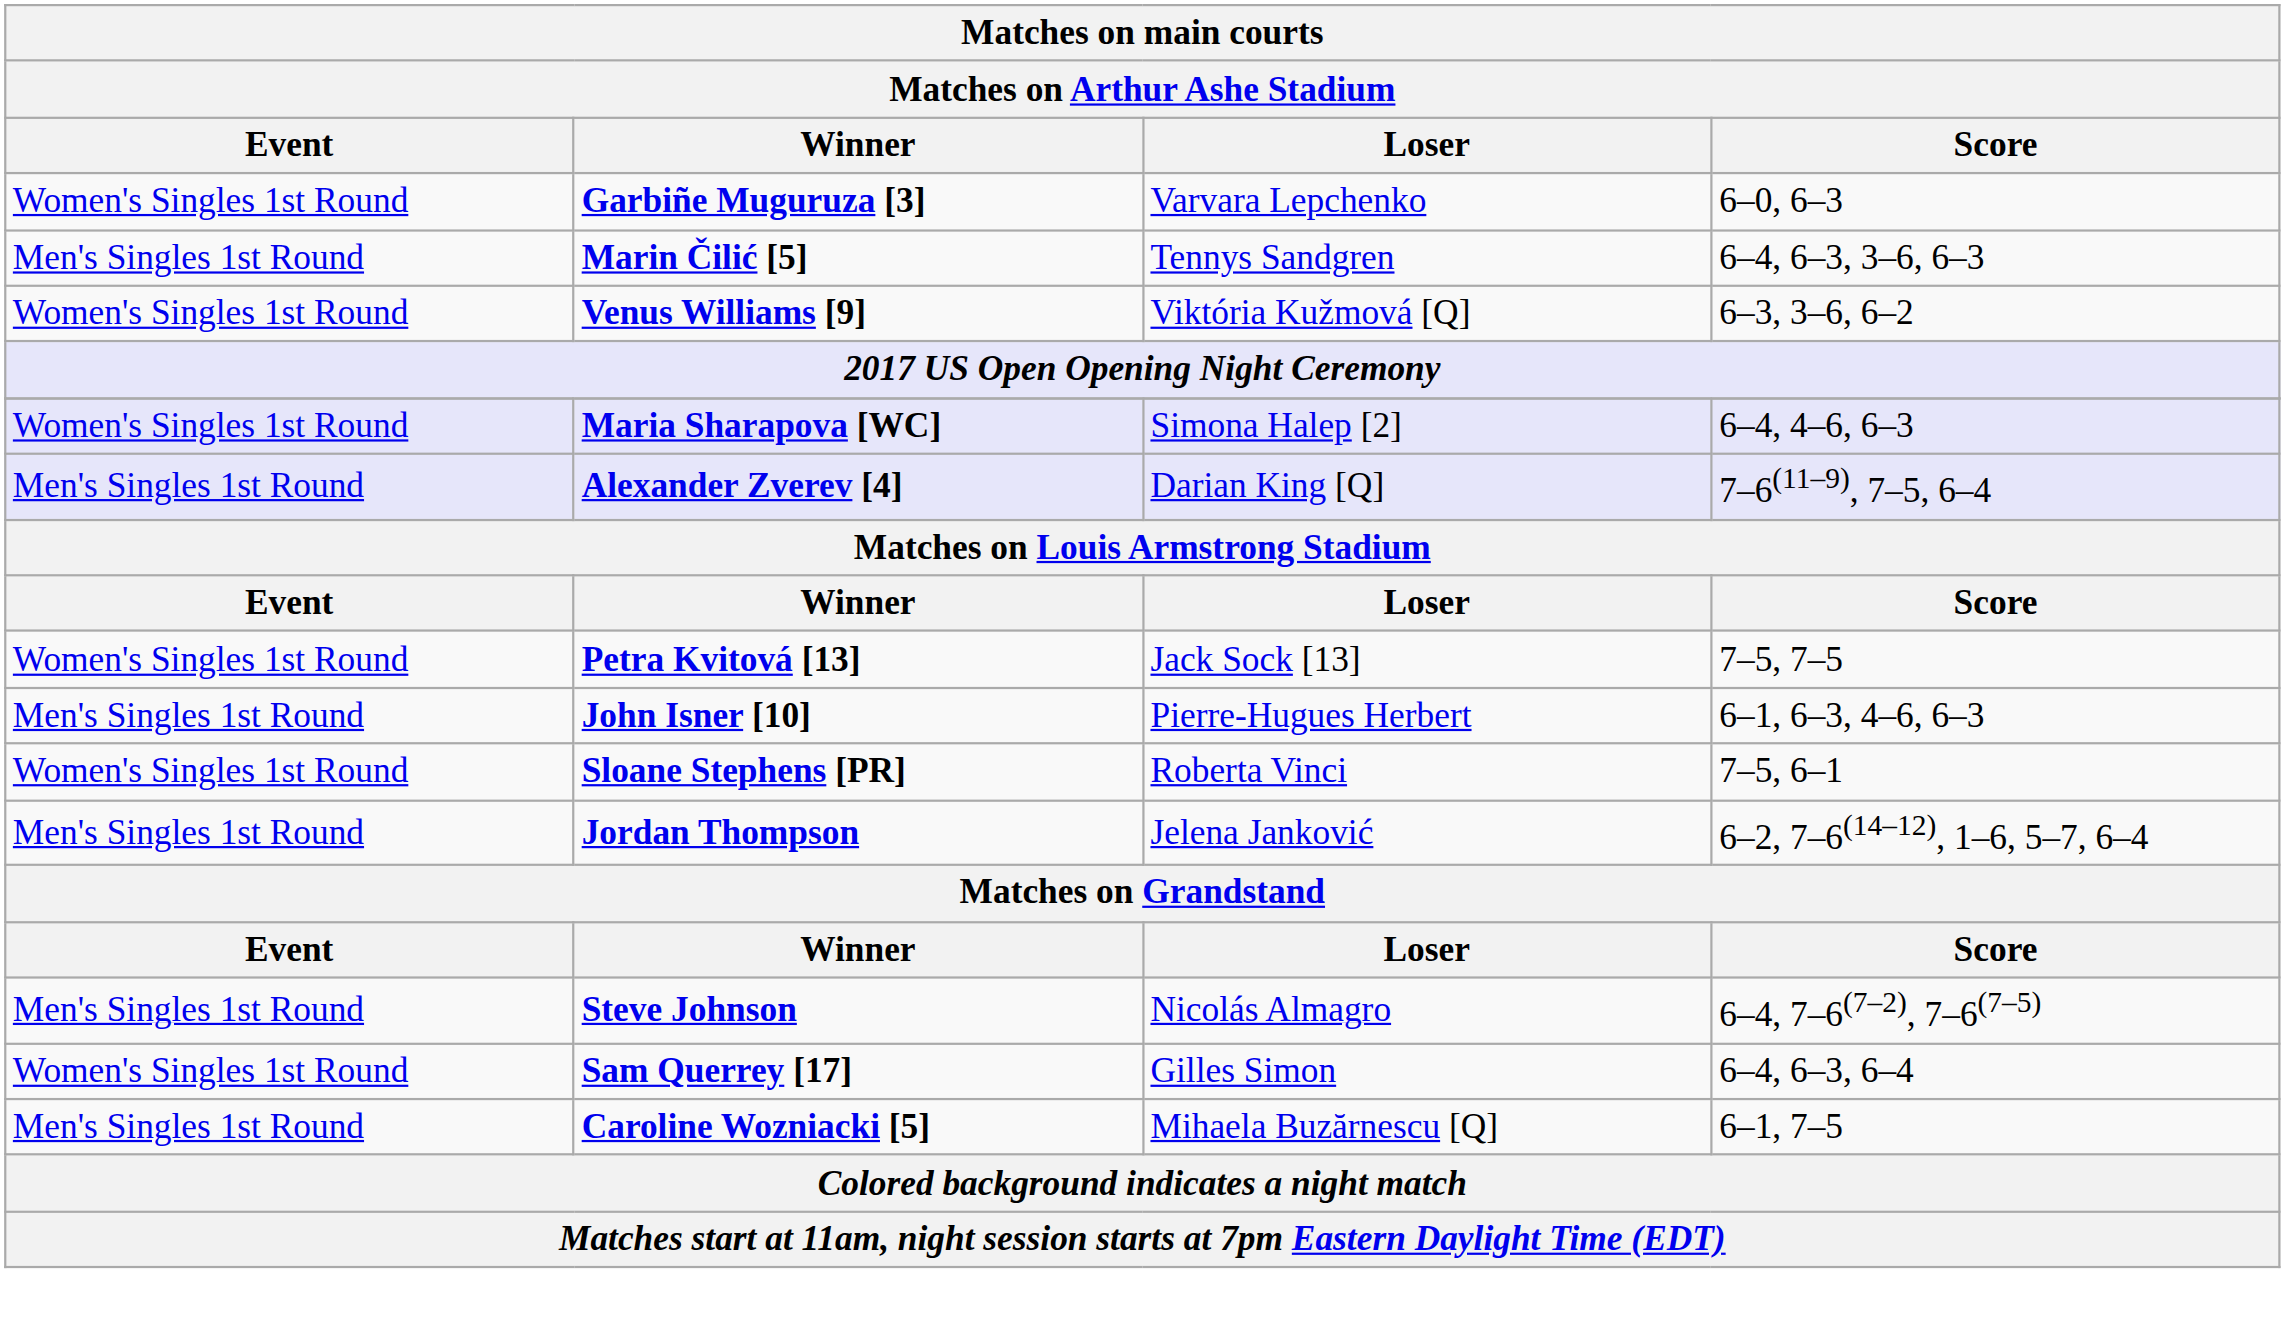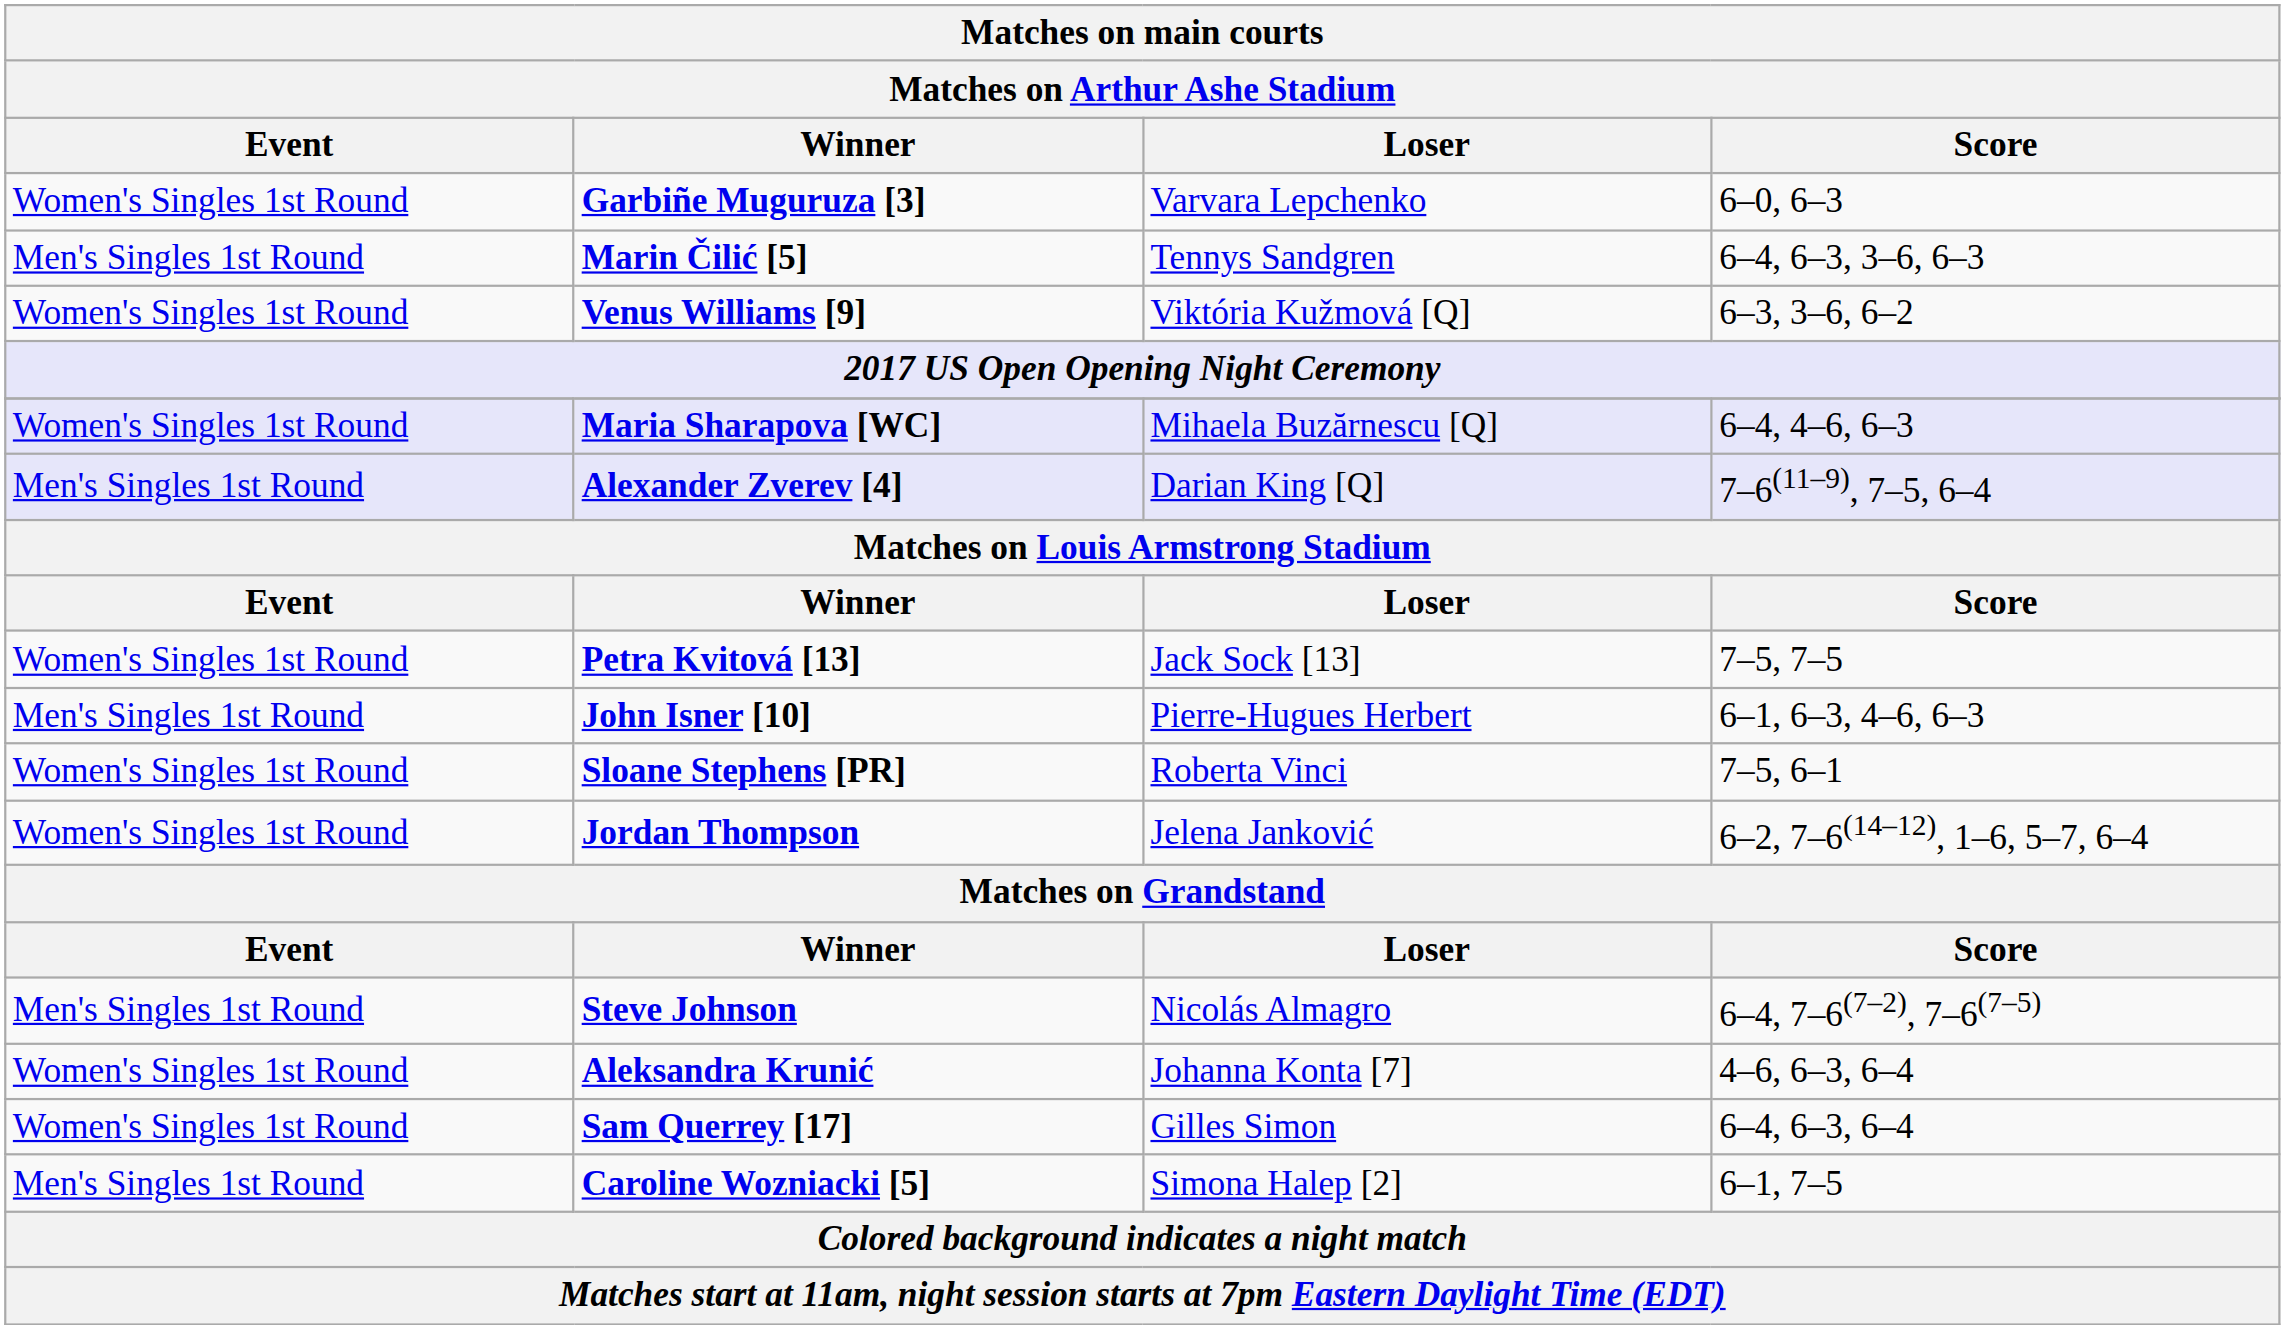(1276, 425) Simona Halep [2] -> (1324, 425) Mihaela Buzărnescu [Q]
(188, 831) Men's Singles 1st Round -> (211, 831) Women's Singles 1st Round
+ row: (728, 1070)
(1324, 1126) Mihaela Buzărnescu [Q] -> (1276, 1182) Simona Halep [2]
